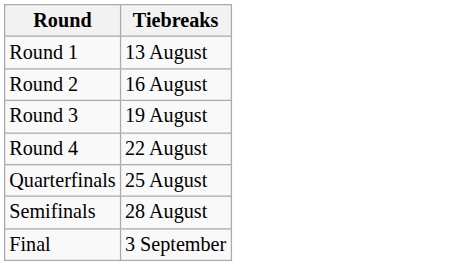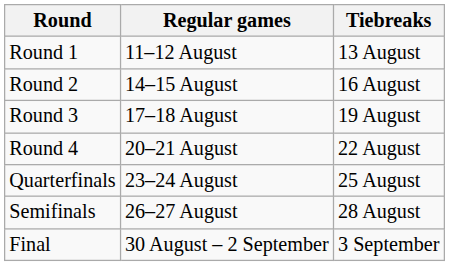+ column: (227, 20)
